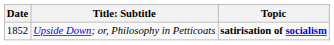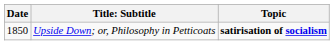(18, 31) 1852 -> (18, 31) 1850
